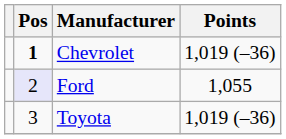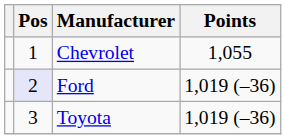(33, 53) bold -> (33, 53) normal
(230, 53) 1,019 (–36) -> (230, 53) 1,055
(230, 85) 1,055 -> (230, 85) 1,019 (–36)
